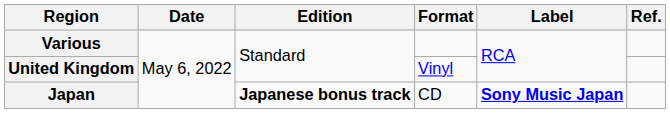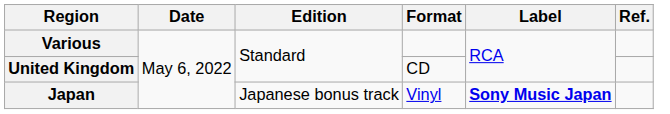(436, 69) Vinyl -> (418, 69) CD
(325, 95) bold -> (319, 95) normal
(430, 95) CD -> (424, 95) Vinyl
